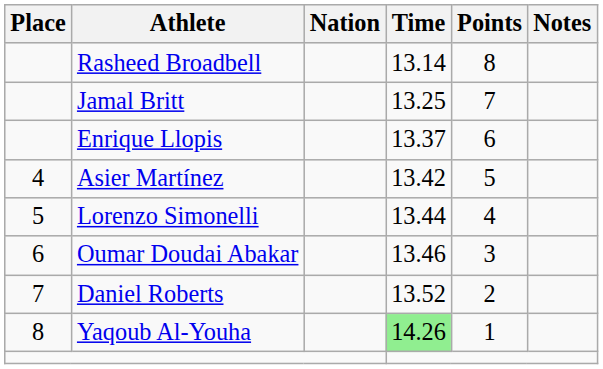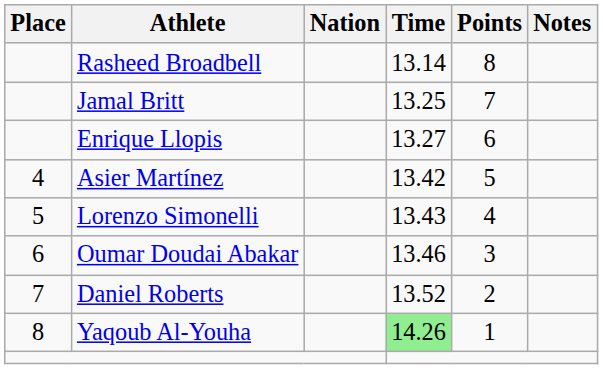(419, 139) 13.37 -> (419, 139) 13.27
(419, 216) 13.44 -> (419, 216) 13.43
